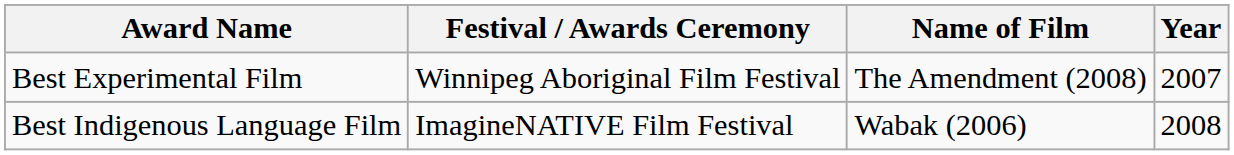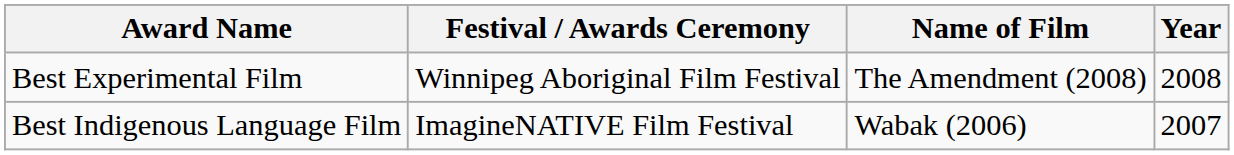(1191, 76) 2007 -> (1191, 76) 2008
(1191, 125) 2008 -> (1191, 125) 2007
